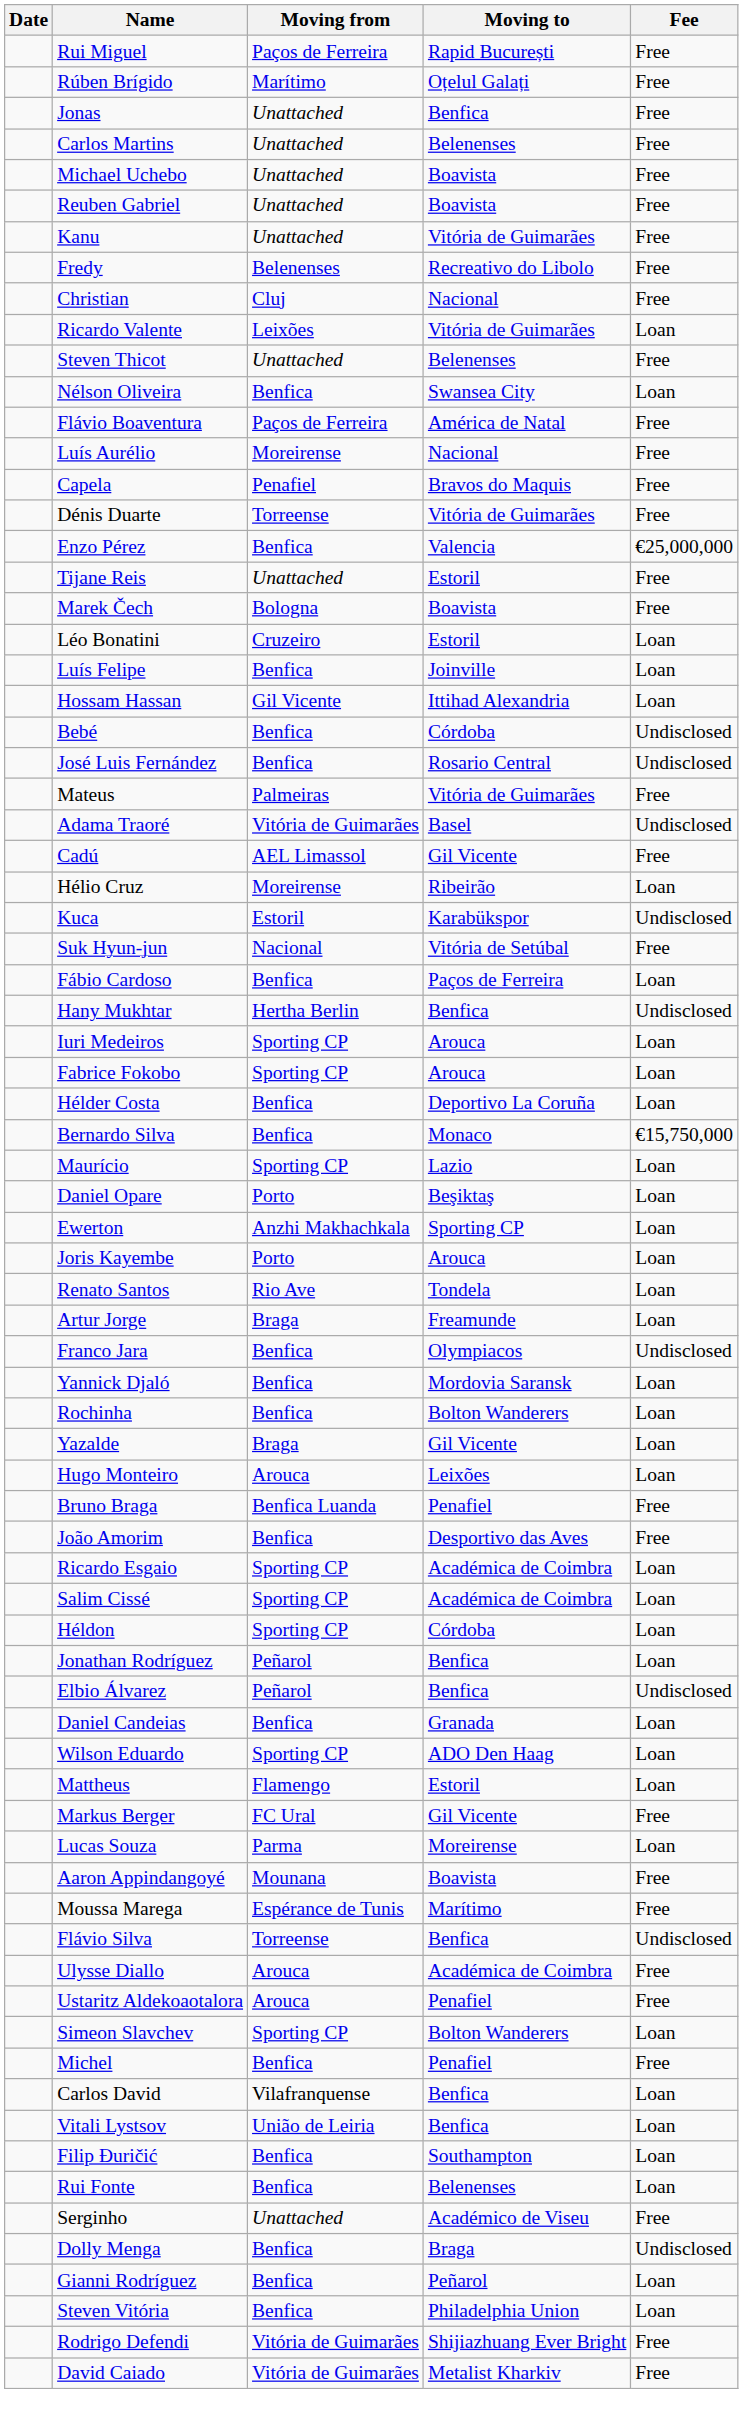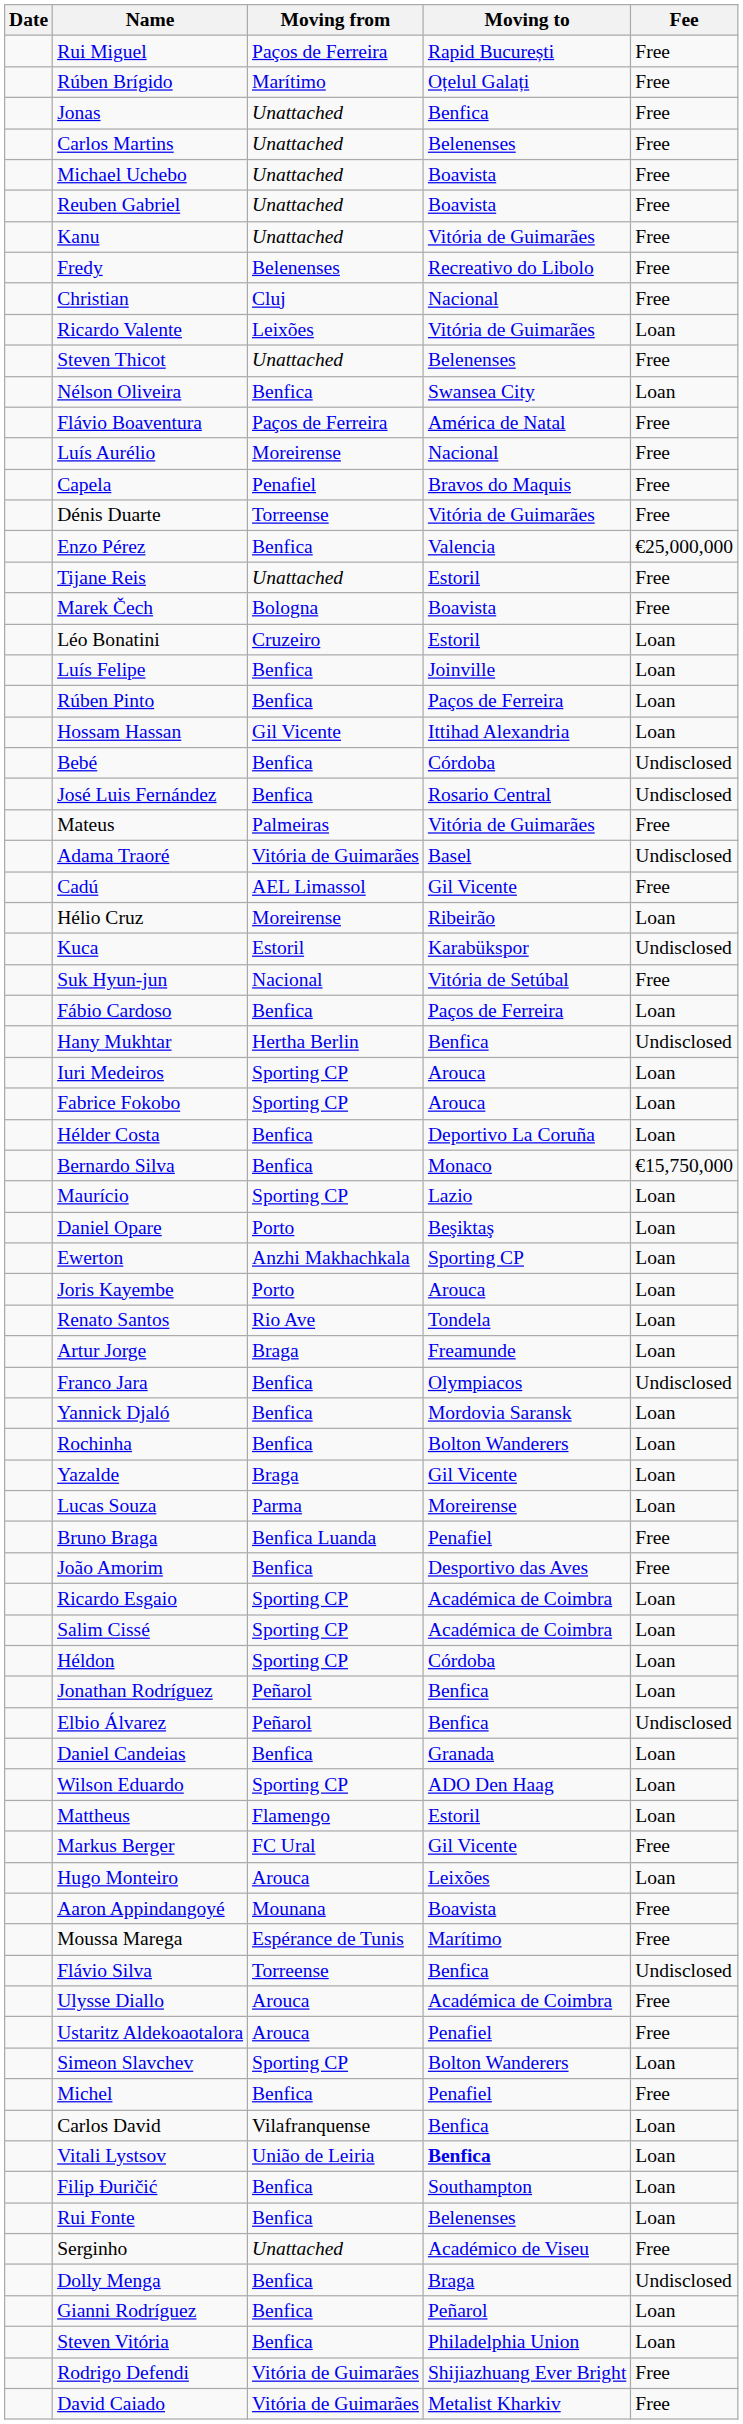+ row: (106, 701)
rows swapped: (118, 1474) <-> (107, 1846)
(458, 2125) normal -> (459, 2156) bold
